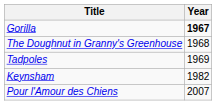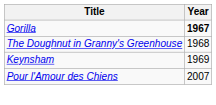- row: (27, 60)
(198, 76) 1982 -> (198, 60) 1969
